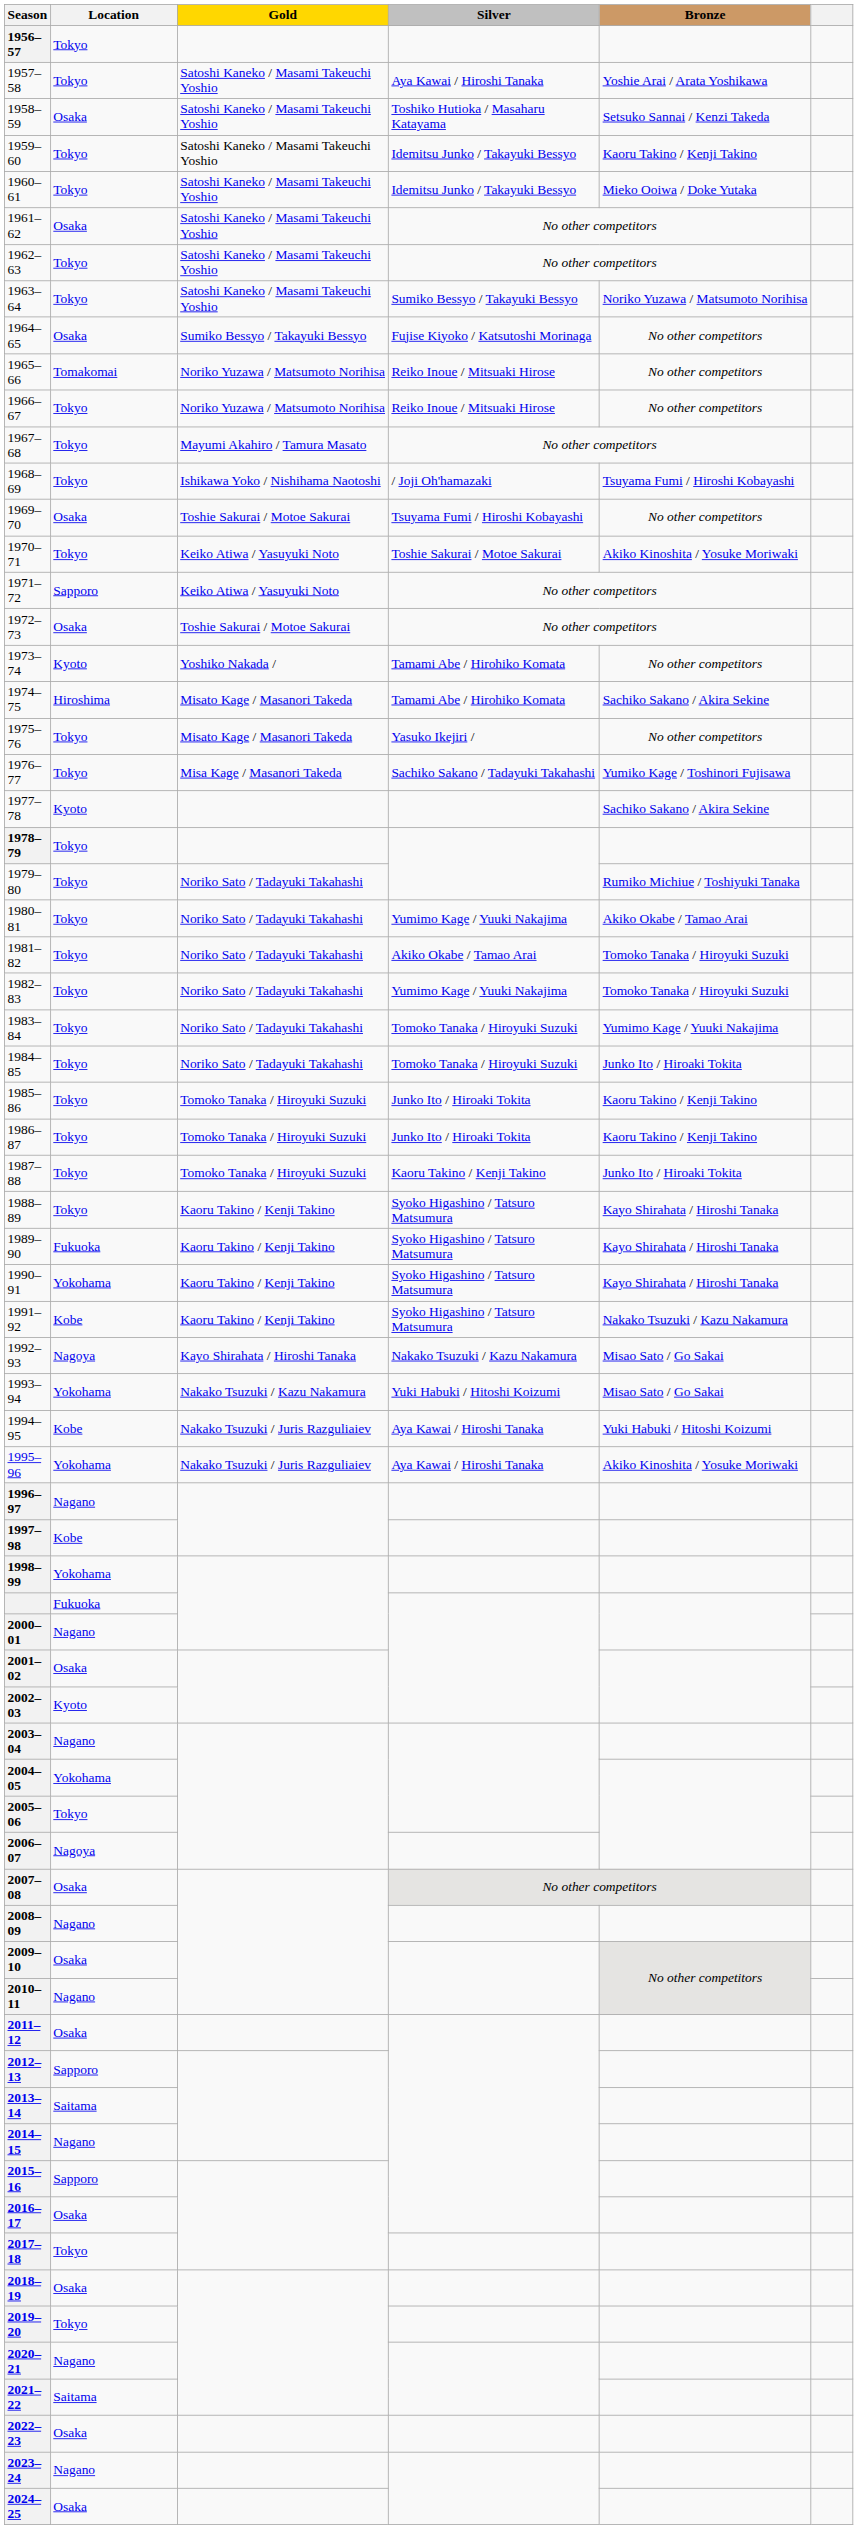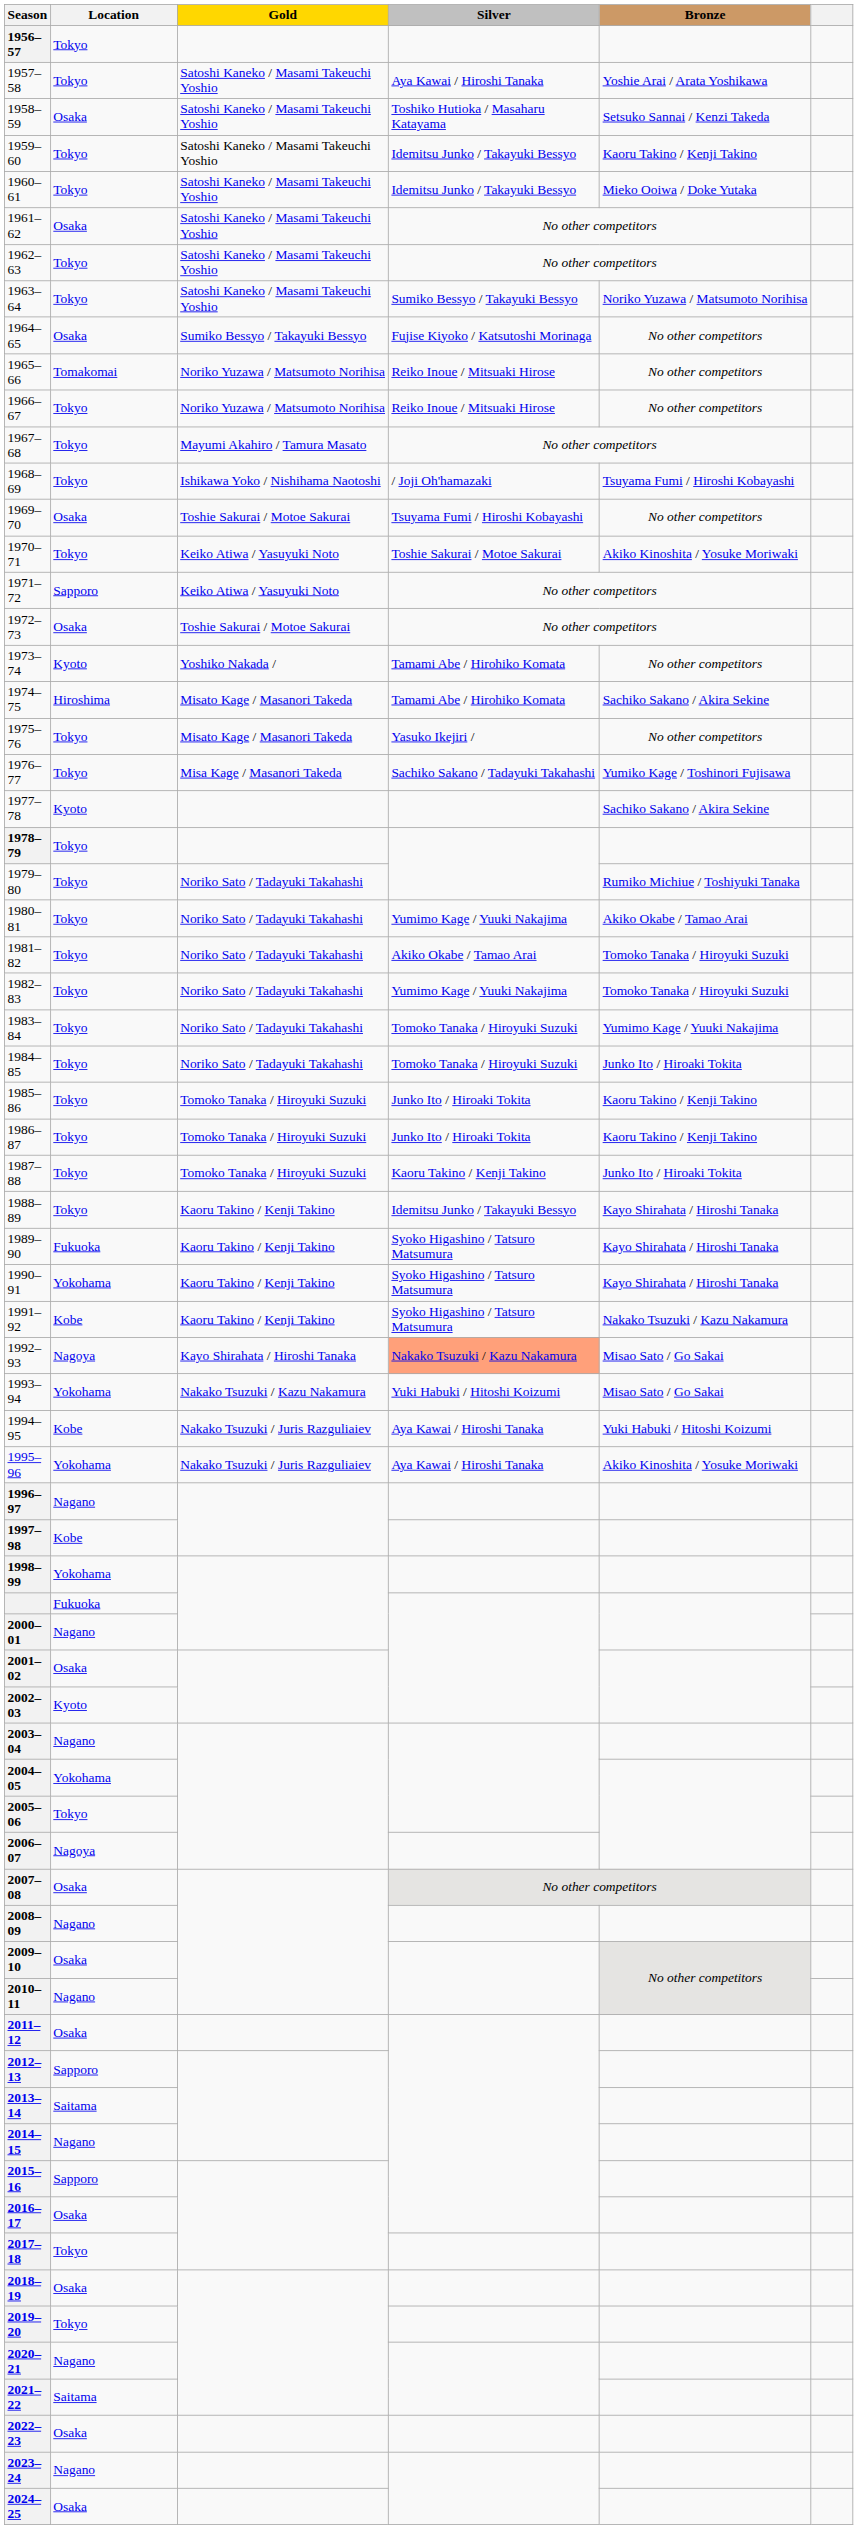(463, 1209) Syoko Higashino / Tatsuro Matsumura -> (484, 1209) Idemitsu Junko / Takayuki Bessyo
(484, 1355) no background -> (484, 1355) lightsalmon background
